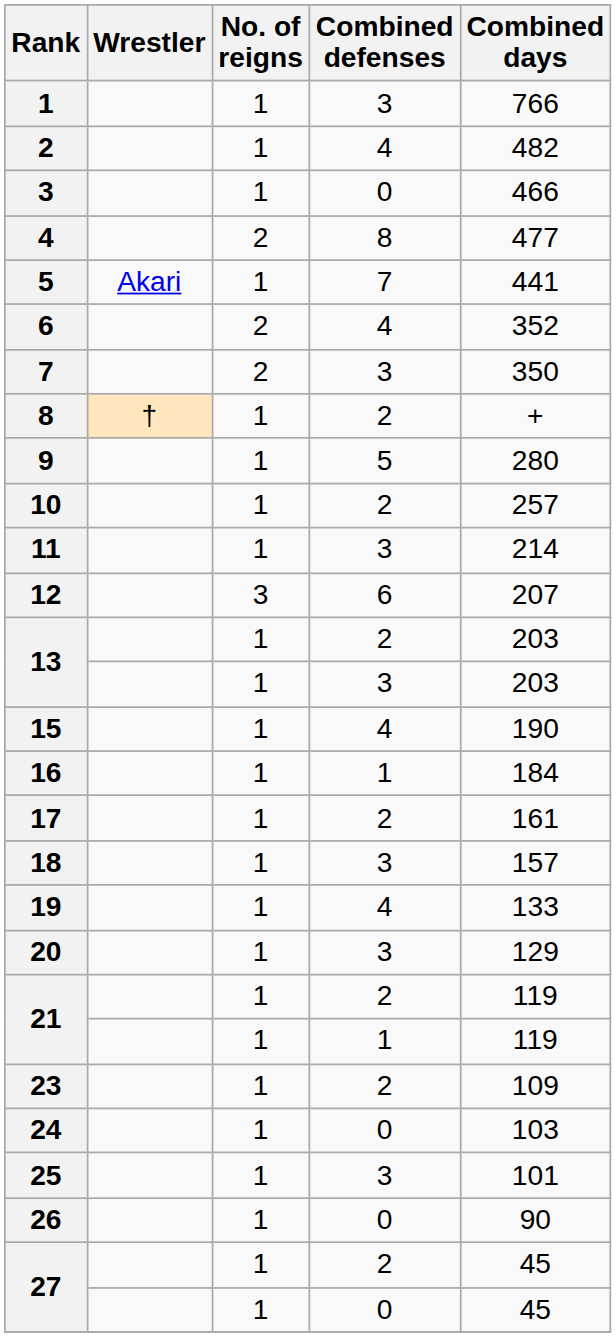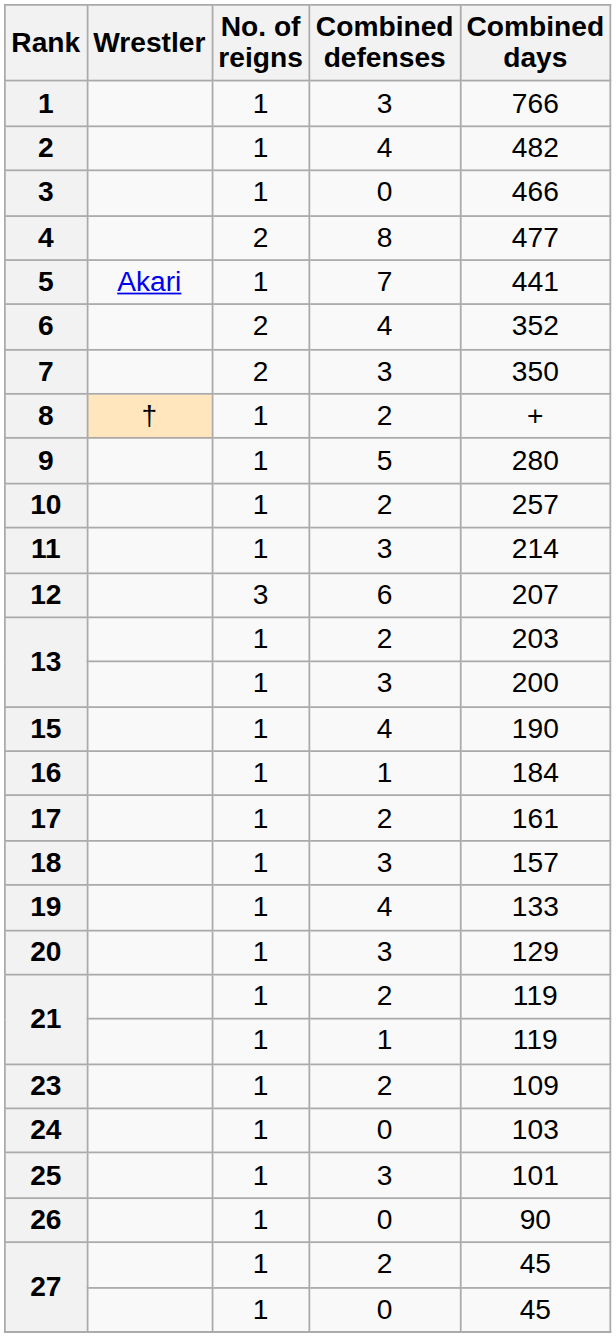(535, 683) 203 -> (535, 683) 200
